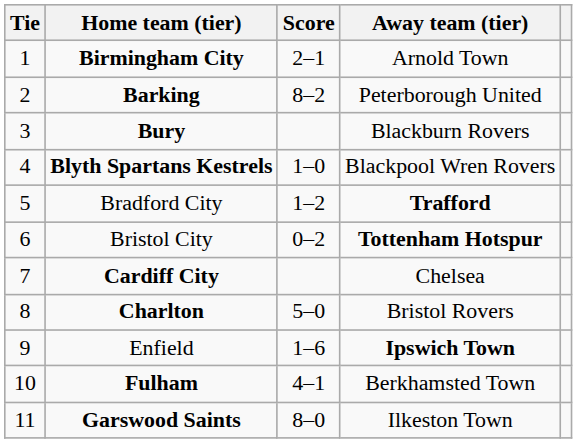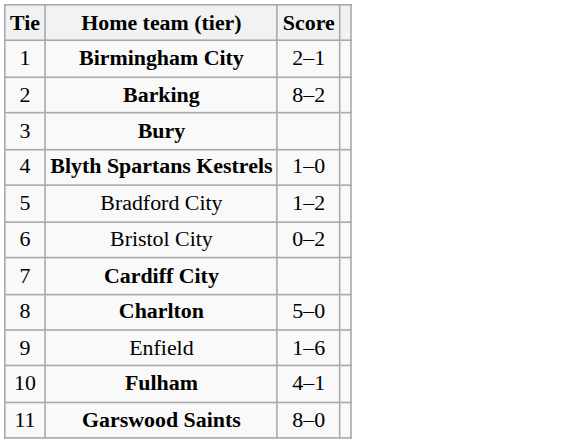- column: (450, 22)
